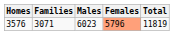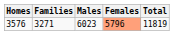(44, 24) 3071 -> (44, 24) 3271
